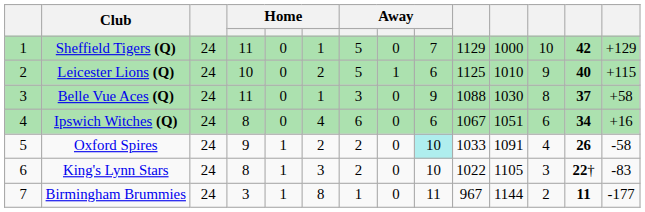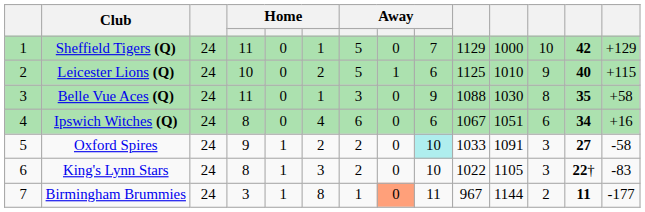(584, 96) 37 -> (584, 96) 35
(546, 145) 4 -> (546, 145) 3
(584, 145) 26 -> (584, 145) 27
(396, 194) no background -> (396, 194) lightsalmon background
